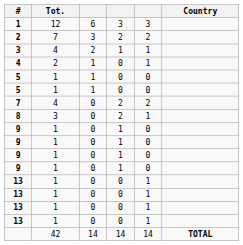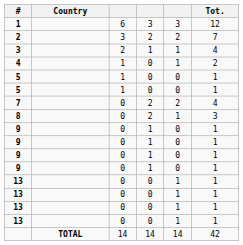columns swapped: (200, 11) <-> (56, 11)
